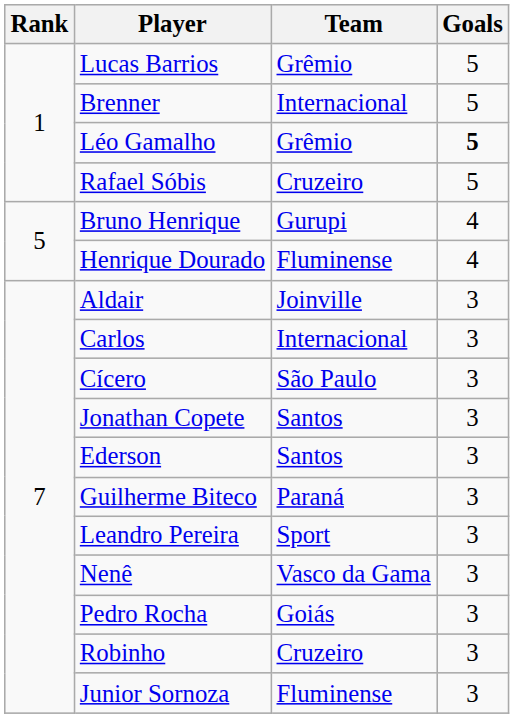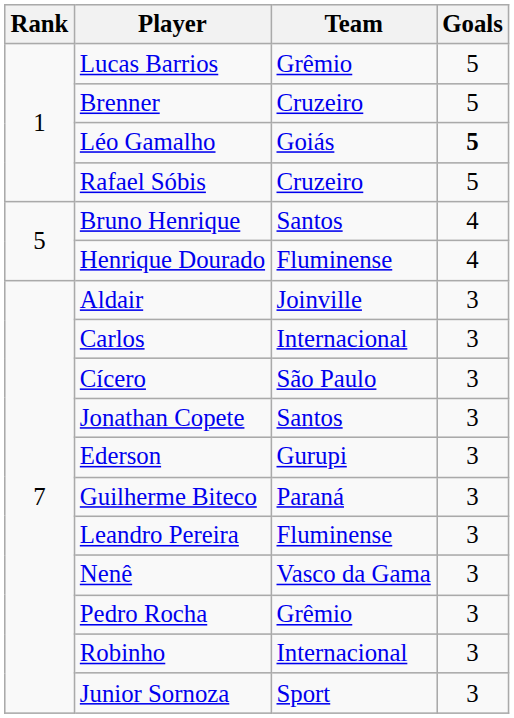(342, 102) Internacional -> (320, 102) Cruzeiro
(314, 142) Grêmio -> (305, 142) Goiás
(312, 220) Gurupi -> (310, 220) Santos
(310, 456) Santos -> (312, 456) Gurupi
(303, 535) Sport -> (334, 535) Fluminense
(305, 614) Goiás -> (314, 614) Grêmio
(320, 653) Cruzeiro -> (342, 653) Internacional
(334, 692) Fluminense -> (303, 692) Sport
